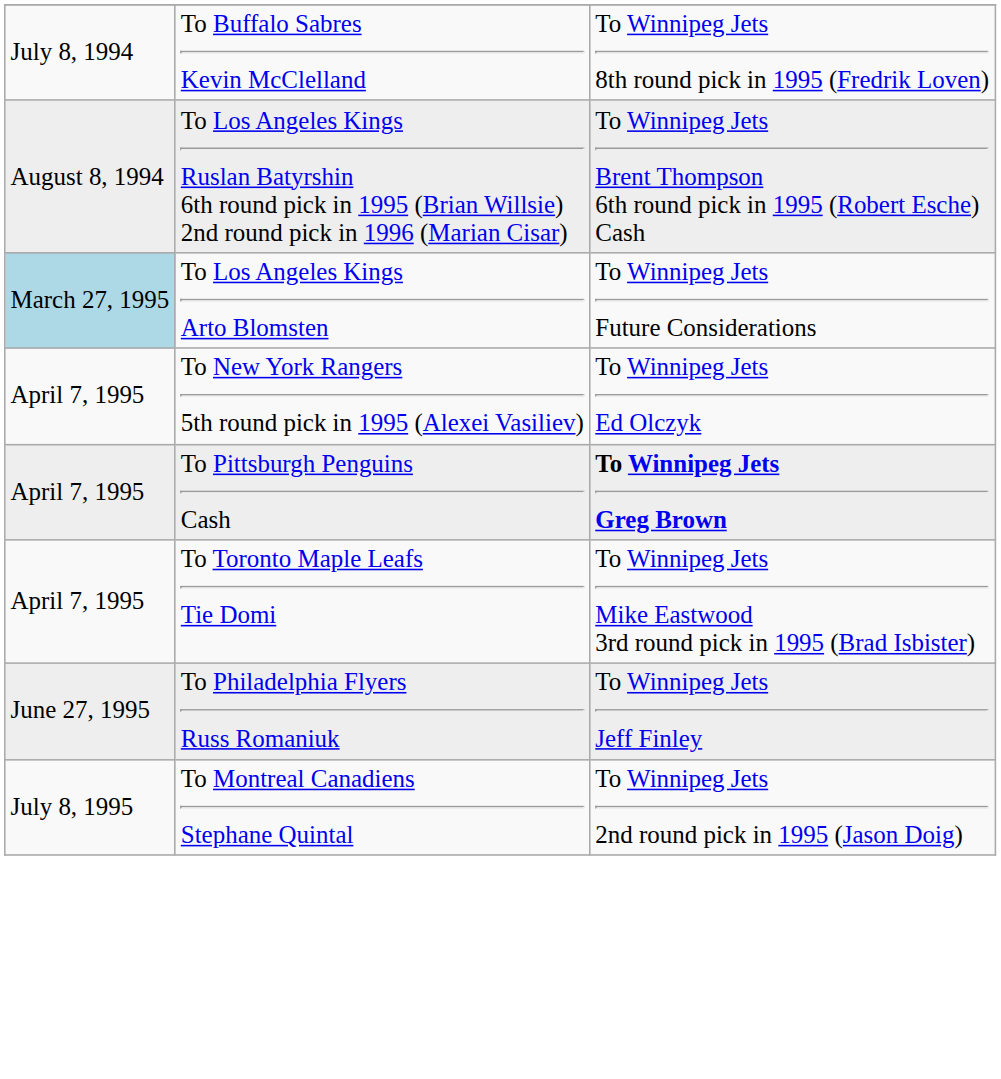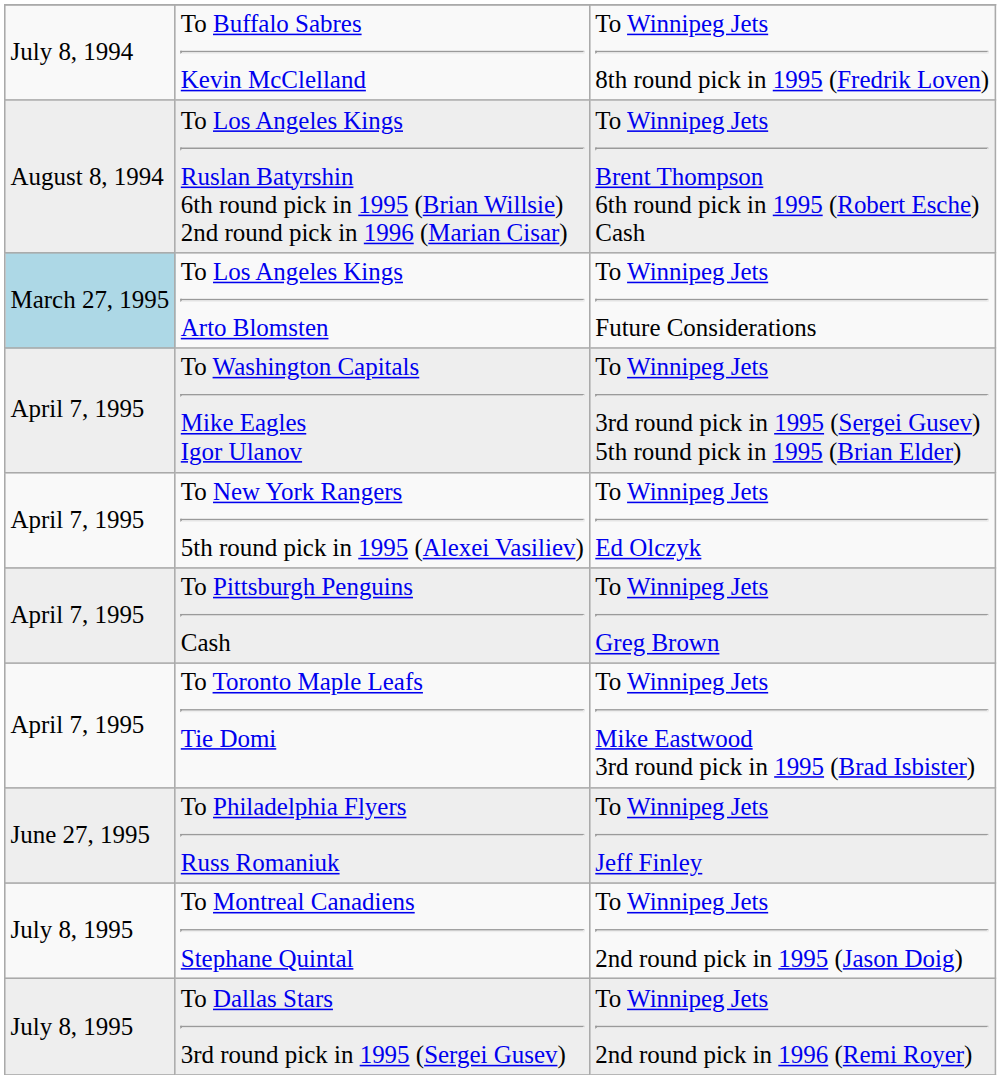+ row: (382, 409)
(792, 491) bold -> (792, 615) normal
+ row: (382, 1026)
